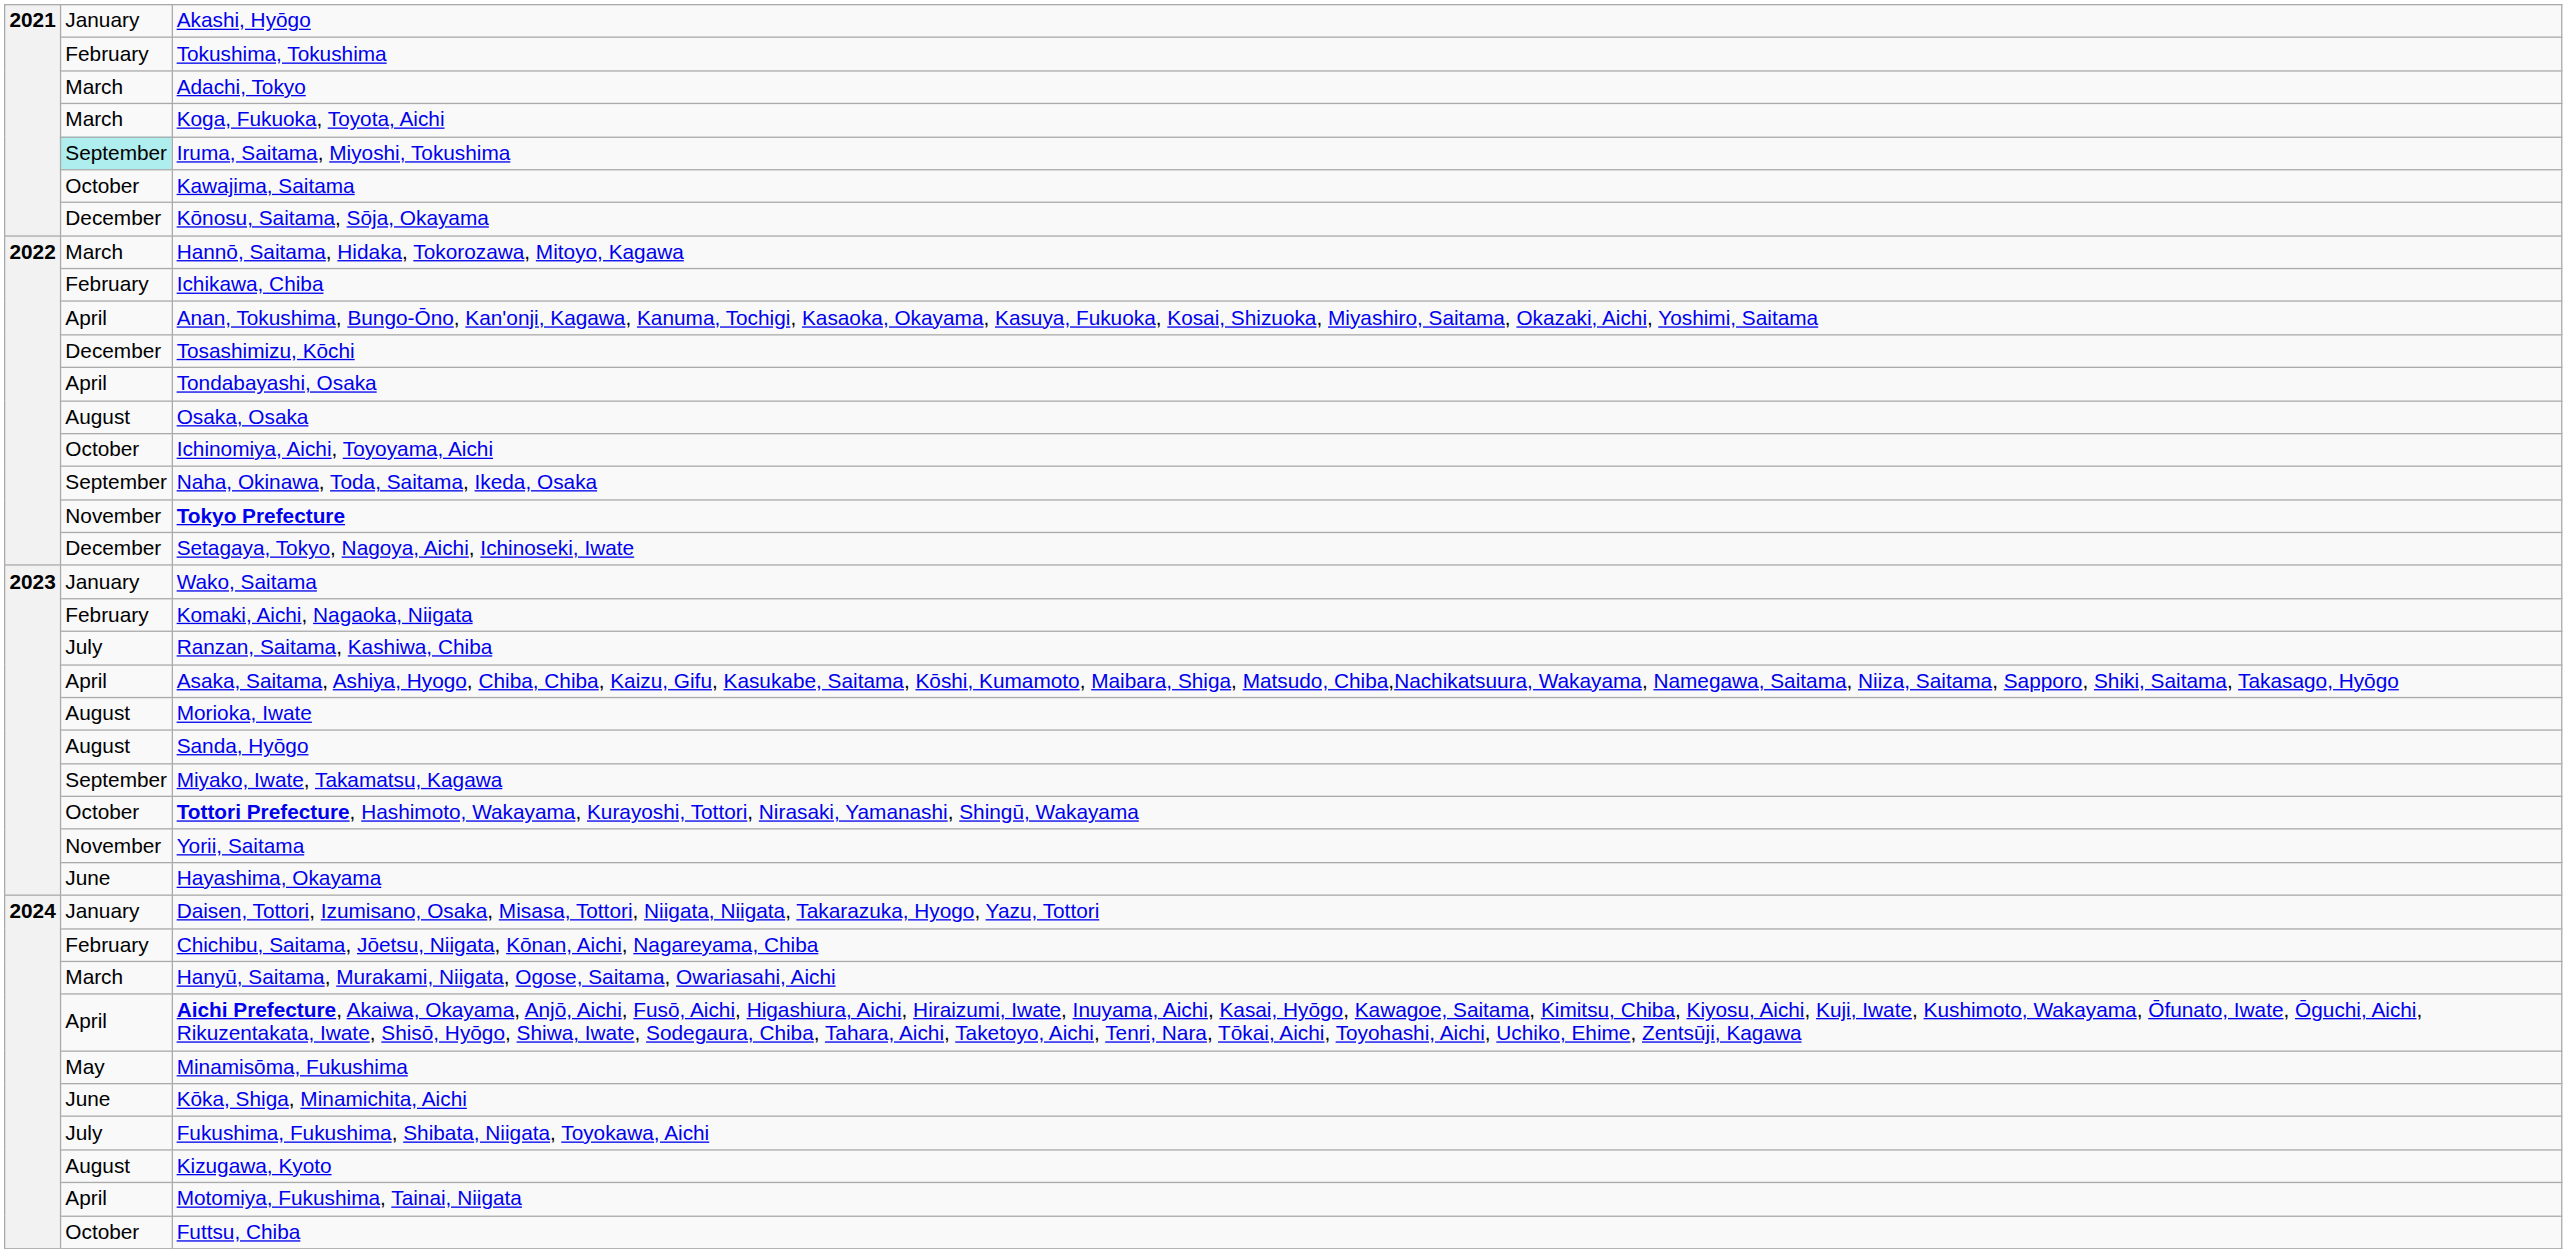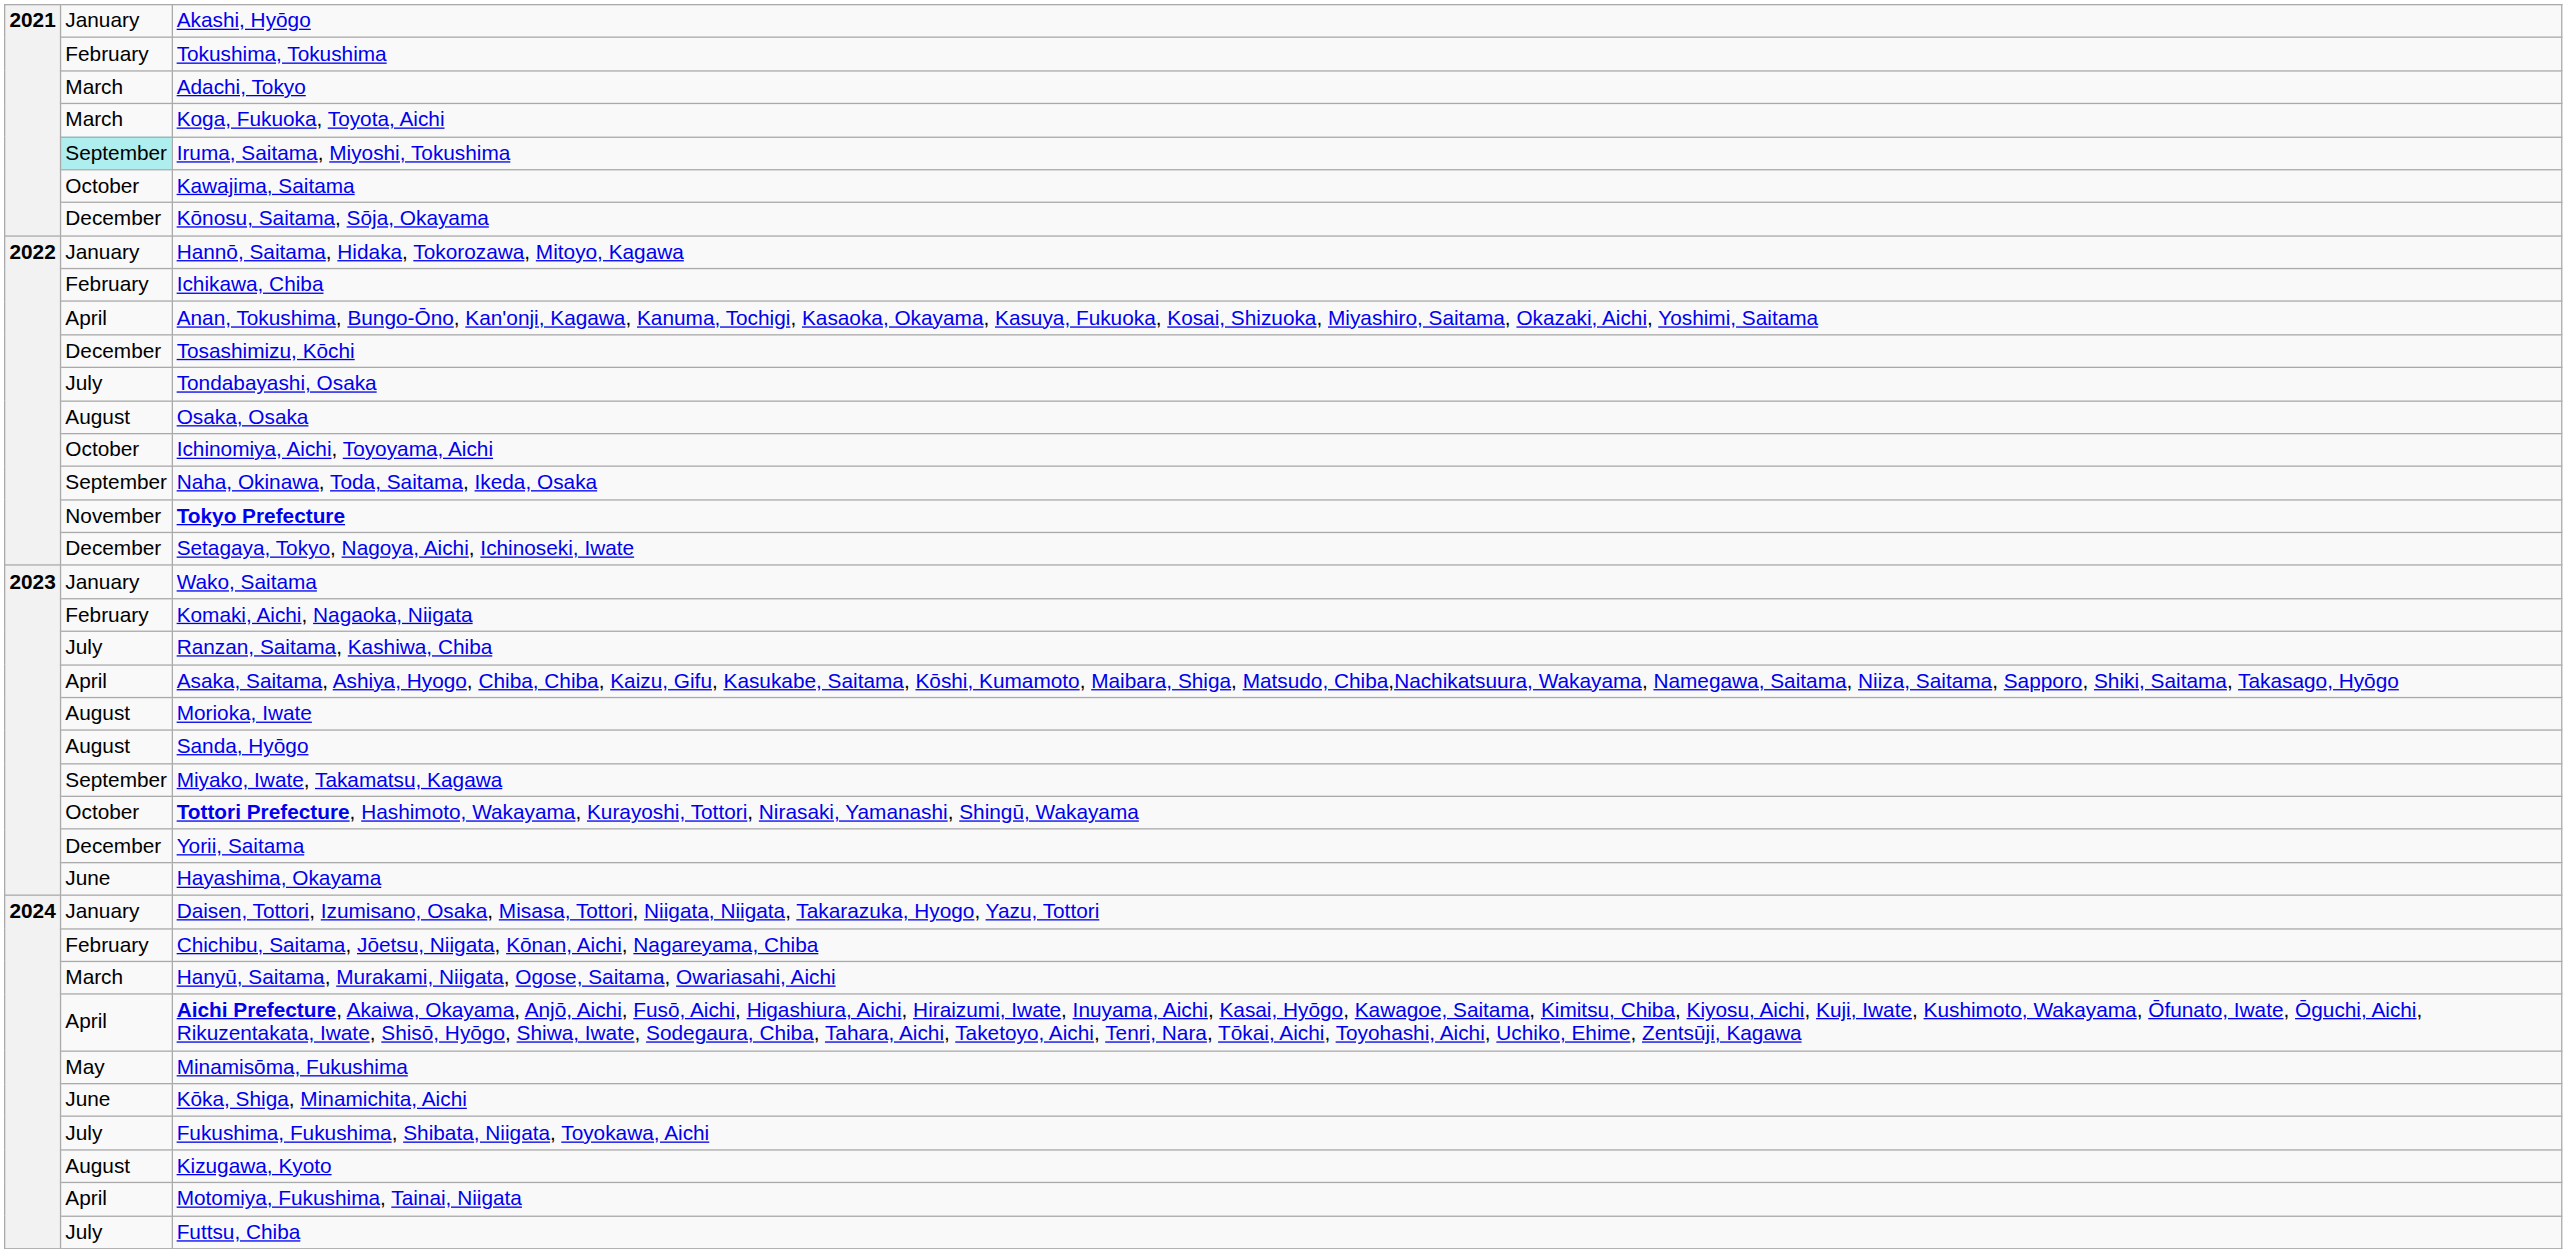(94, 251) March -> (102, 251) January
(86, 383) April -> (84, 383) July
(113, 845) November -> (113, 845) December
(102, 1231) October -> (84, 1231) July
